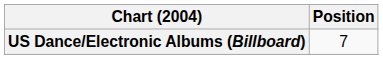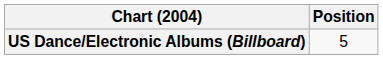(344, 41) 7 -> (344, 41) 5
